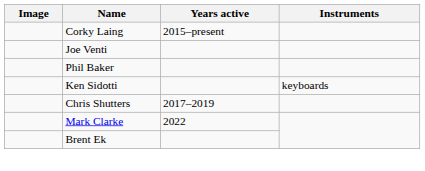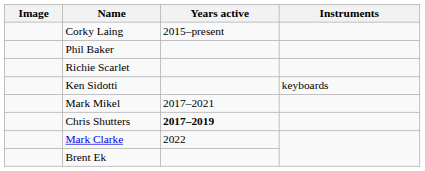- row: (86, 49)
+ row: (97, 67)
+ row: (93, 103)
(189, 103) normal -> (189, 121) bold
